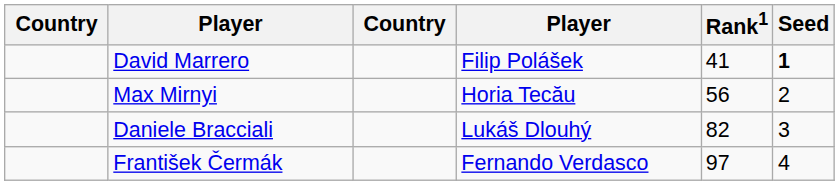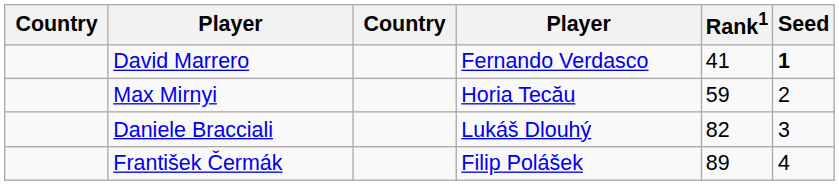(522, 61) Filip Polášek -> (555, 61) Fernando Verdasco
(718, 95) 56 -> (718, 95) 59
(555, 163) Fernando Verdasco -> (522, 163) Filip Polášek
(718, 163) 97 -> (718, 163) 89
